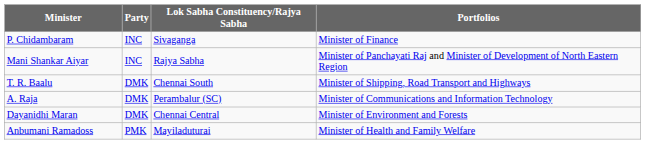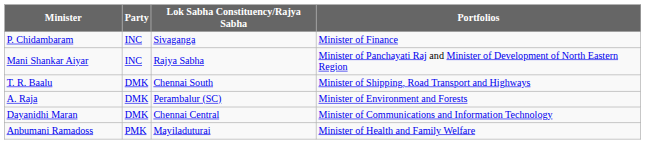(436, 99) Minister of Communications and Information Technology -> (393, 99) Minister of Environment and Forests
(393, 115) Minister of Environment and Forests -> (436, 115) Minister of Communications and Information Technology
